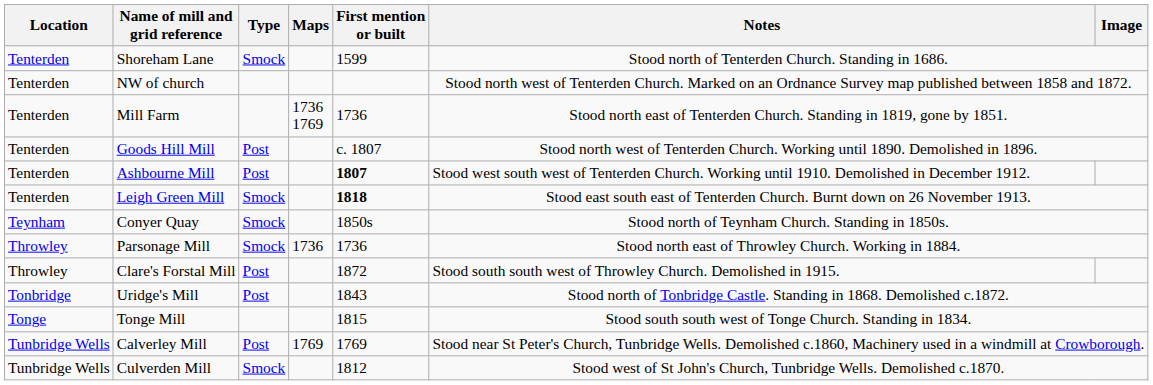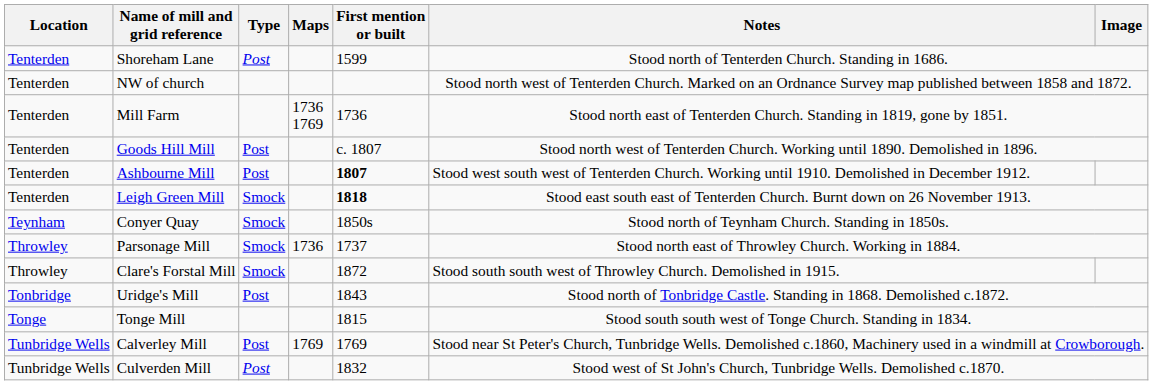(264, 58) Smock -> (256, 58) Post
(352, 246) 1736 -> (352, 246) 1737
(256, 270) Post -> (264, 270) Smock
(264, 367) Smock -> (256, 367) Post
(352, 367) 1812 -> (352, 367) 1832
